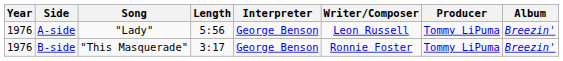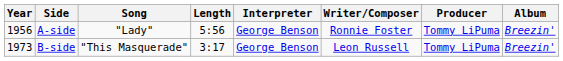(20, 30) 1976 -> (20, 30) 1956
(371, 30) Leon Russell -> (371, 30) Ronnie Foster
(20, 47) 1976 -> (20, 47) 1973
(371, 47) Ronnie Foster -> (371, 47) Leon Russell
